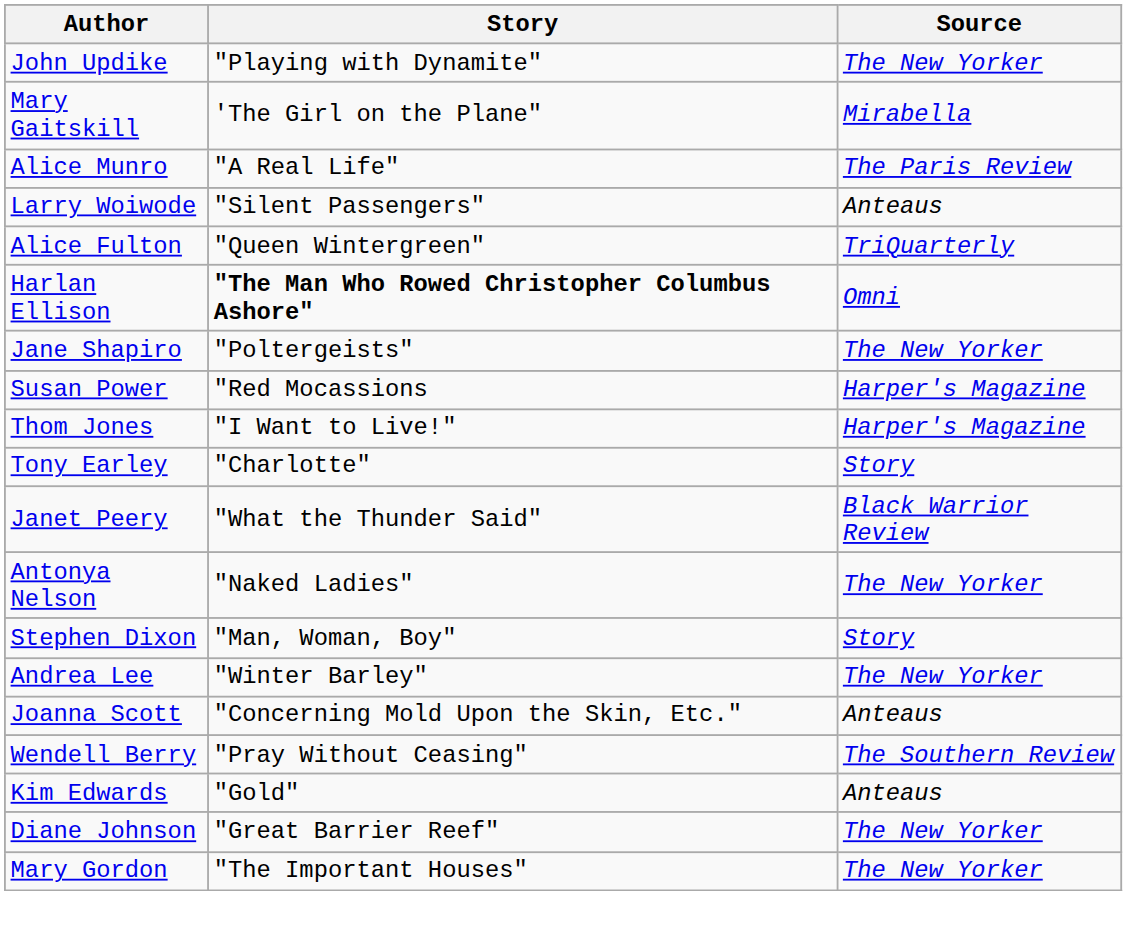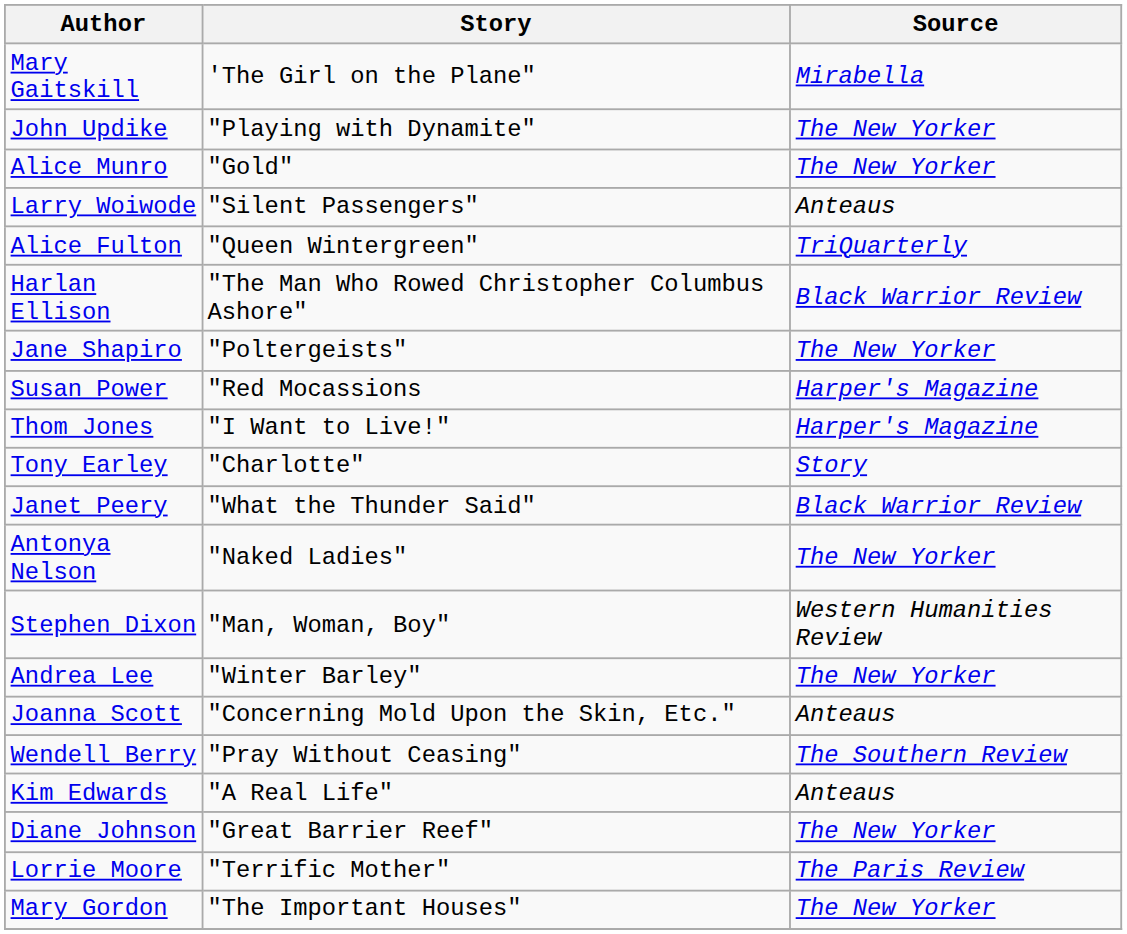rows swapped: (89, 63) <-> (75, 116)
(307, 168) "A Real Life" -> (250, 168) "Gold"
(957, 168) The Paris Review -> (896, 168) The New Yorker
(492, 298) bold -> (486, 298) normal
(871, 298) Omni -> (938, 298) Black Warrior Review
(879, 638) Story -> (924, 624) Western Humanities Review
(257, 793) "Gold" -> (300, 793) "A Real Life"
+ row: (96, 871)
